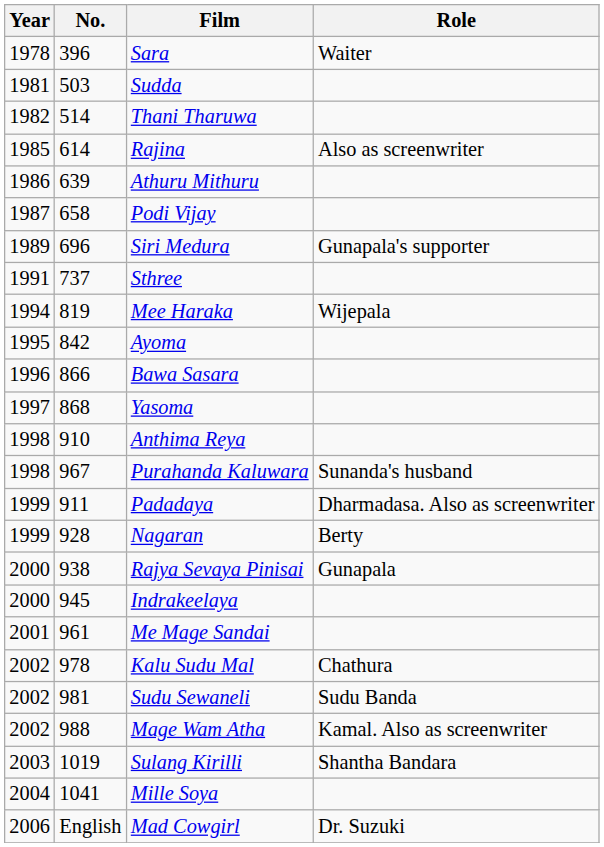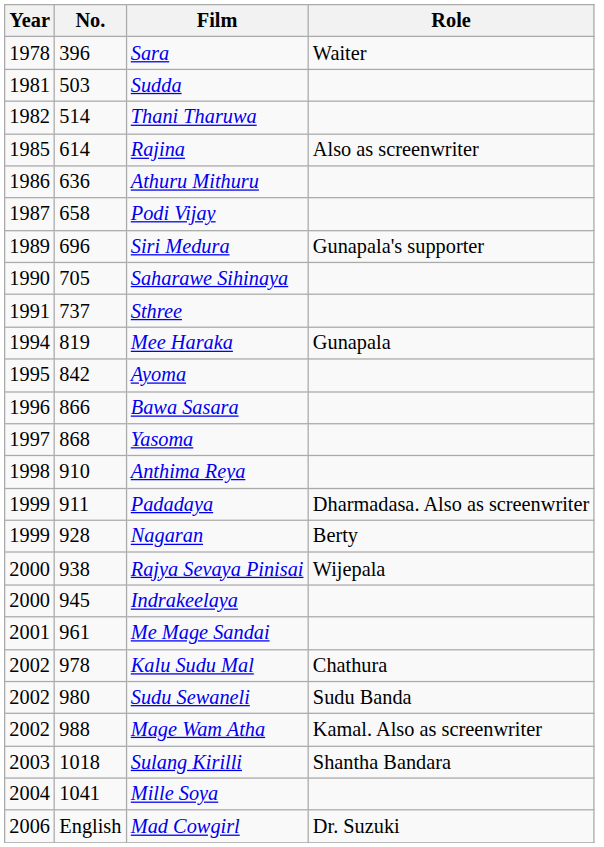(75, 181) 639 -> (75, 181) 636
+ row: (210, 278)
(354, 310) Wijepala -> (352, 342) Gunapala
- row: (220, 471)
(357, 568) Gunapala -> (349, 568) Wijepala
(75, 697) 981 -> (75, 697) 980
(80, 761) 1019 -> (80, 761) 1018
